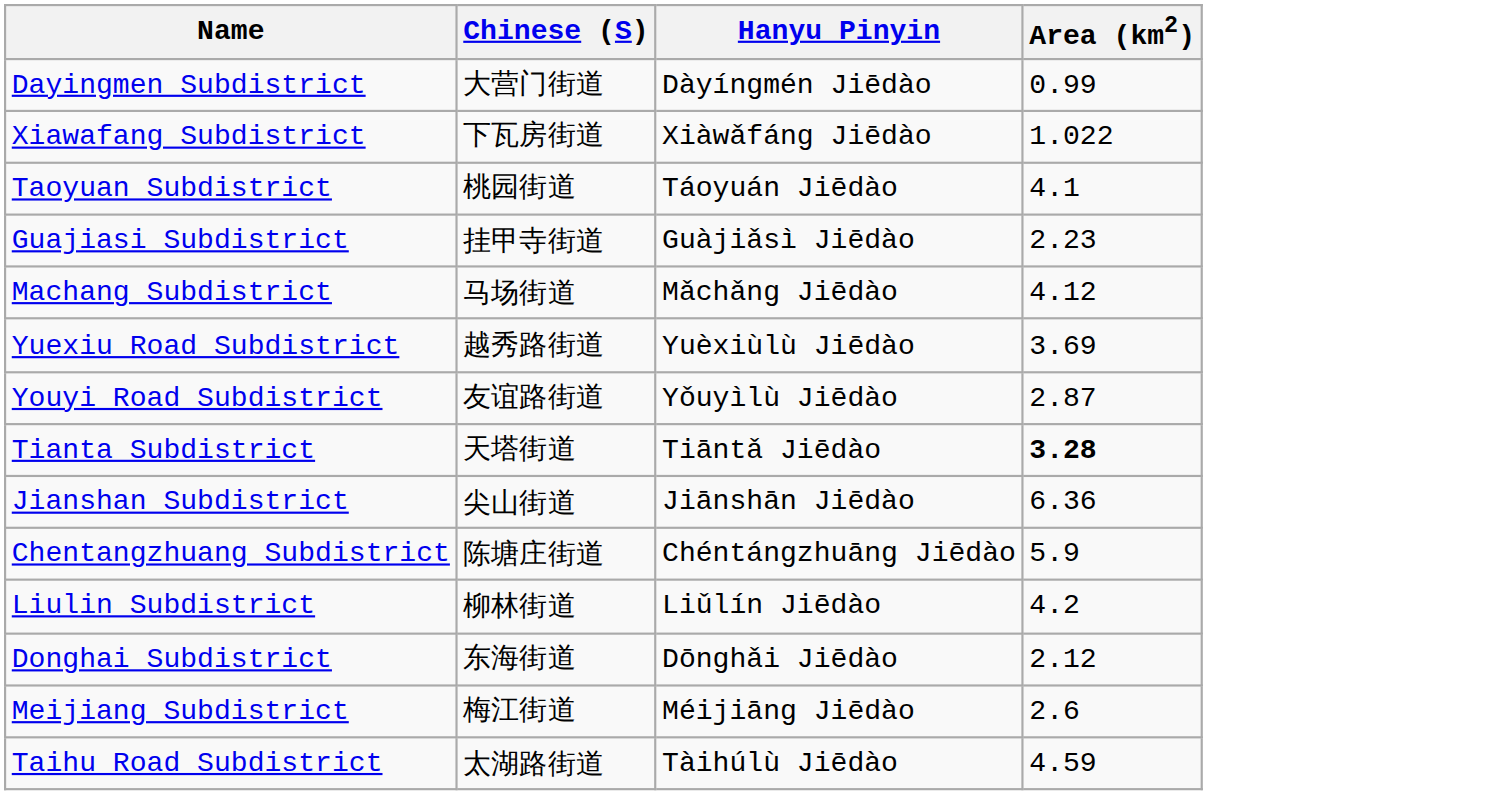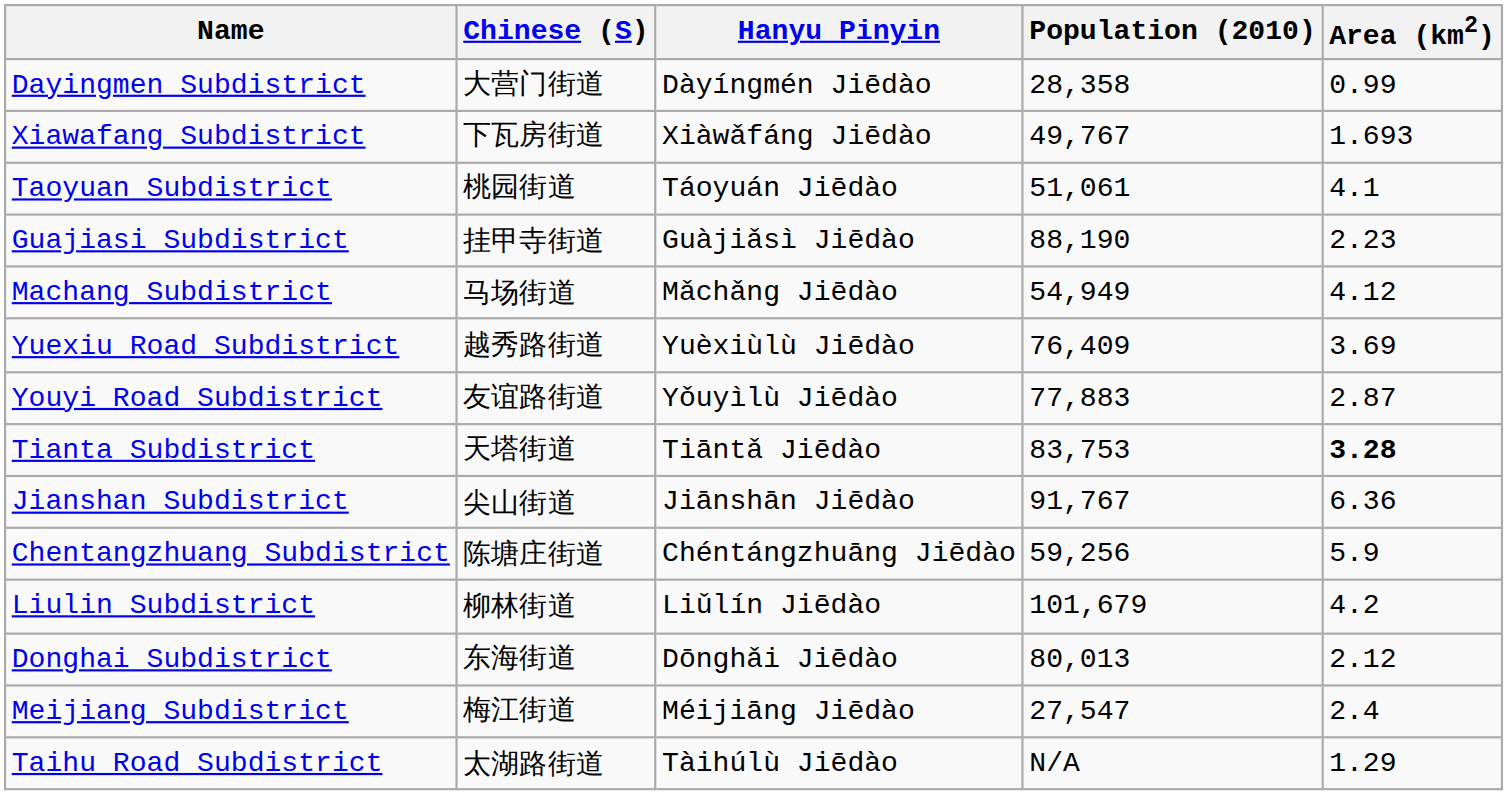+ column: (1173, 32)
(1071, 136) 1.022 -> (1371, 136) 1.693
(1055, 711) 2.6 -> (1354, 711) 2.4
(1063, 763) 4.59 -> (1363, 763) 1.29
